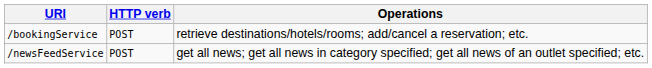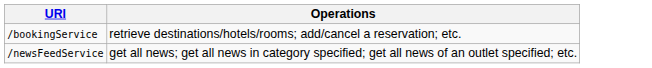- column: (140, 14)
